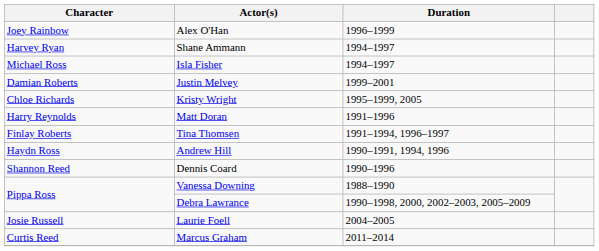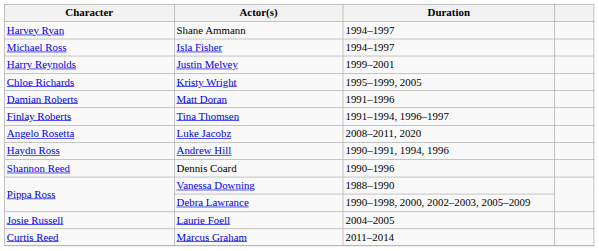- row: (202, 30)
(42, 82) Damian Roberts -> (41, 64) Harry Reynolds
(41, 116) Harry Reynolds -> (42, 99) Damian Roberts
+ row: (204, 133)
